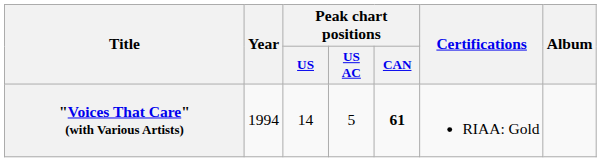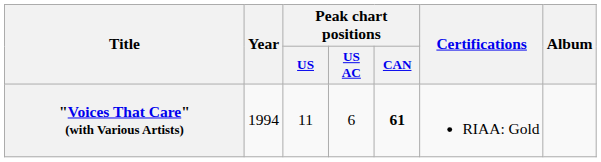(306, 120) 14 -> (306, 120) 11
(351, 120) 5 -> (351, 120) 6
